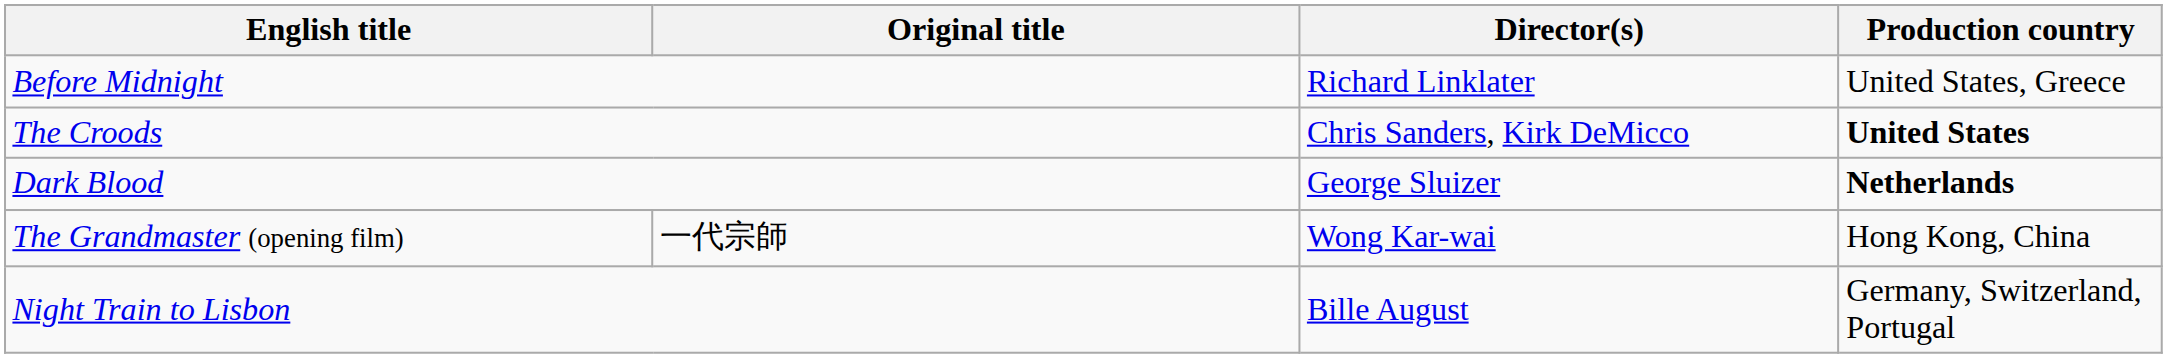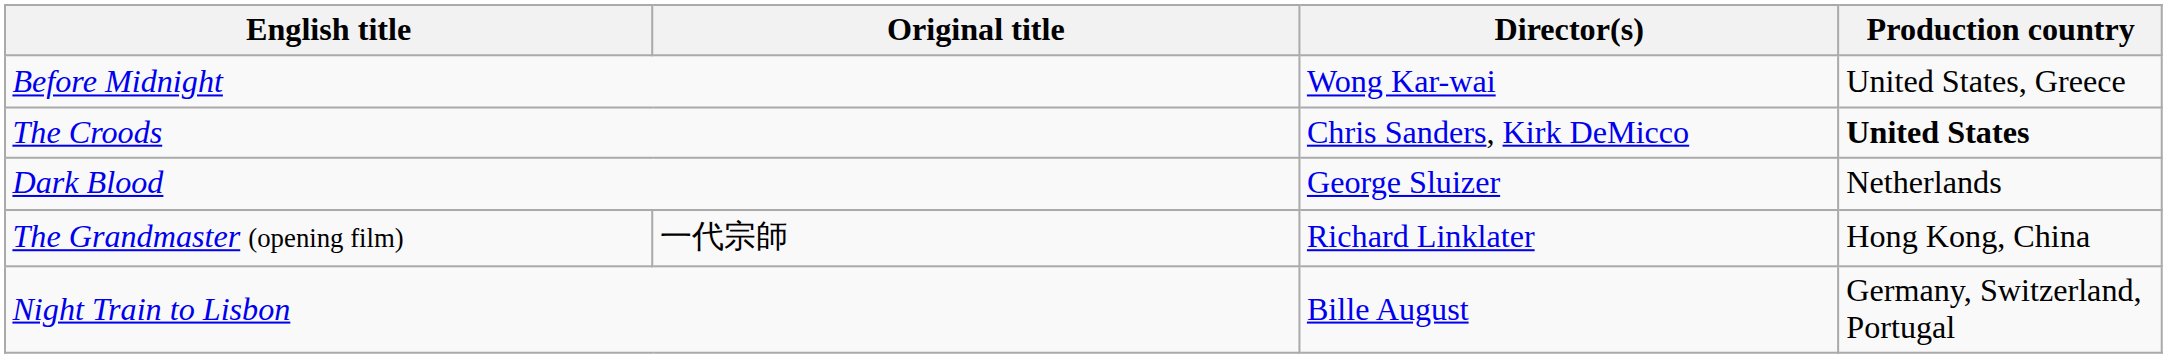(1421, 81) Richard Linklater -> (1401, 81) Wong Kar-wai
(1930, 183) bold -> (1924, 183) normal
(1401, 237) Wong Kar-wai -> (1421, 237) Richard Linklater
